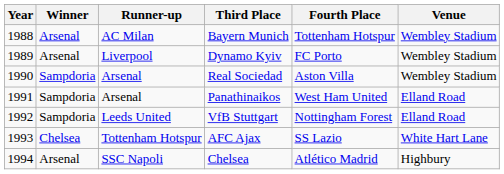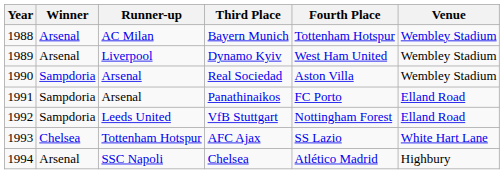(318, 55) FC Porto -> (341, 55) West Ham United
(341, 96) West Ham United -> (318, 96) FC Porto
